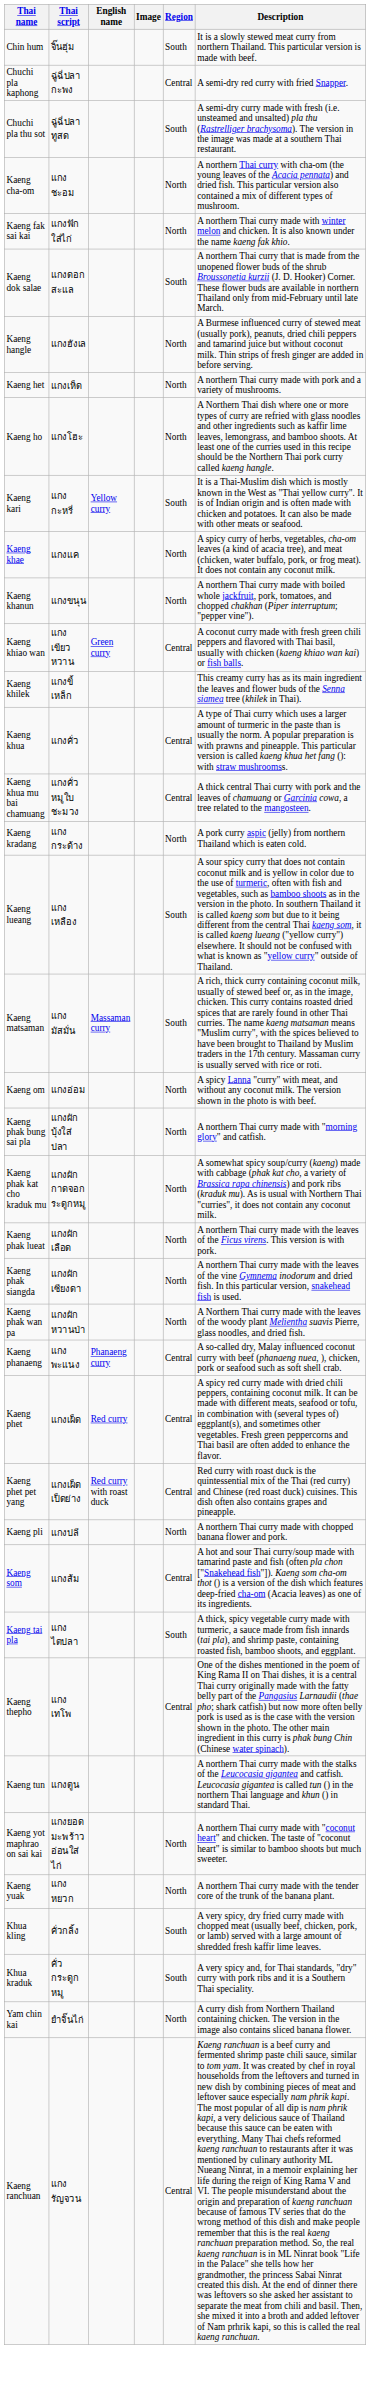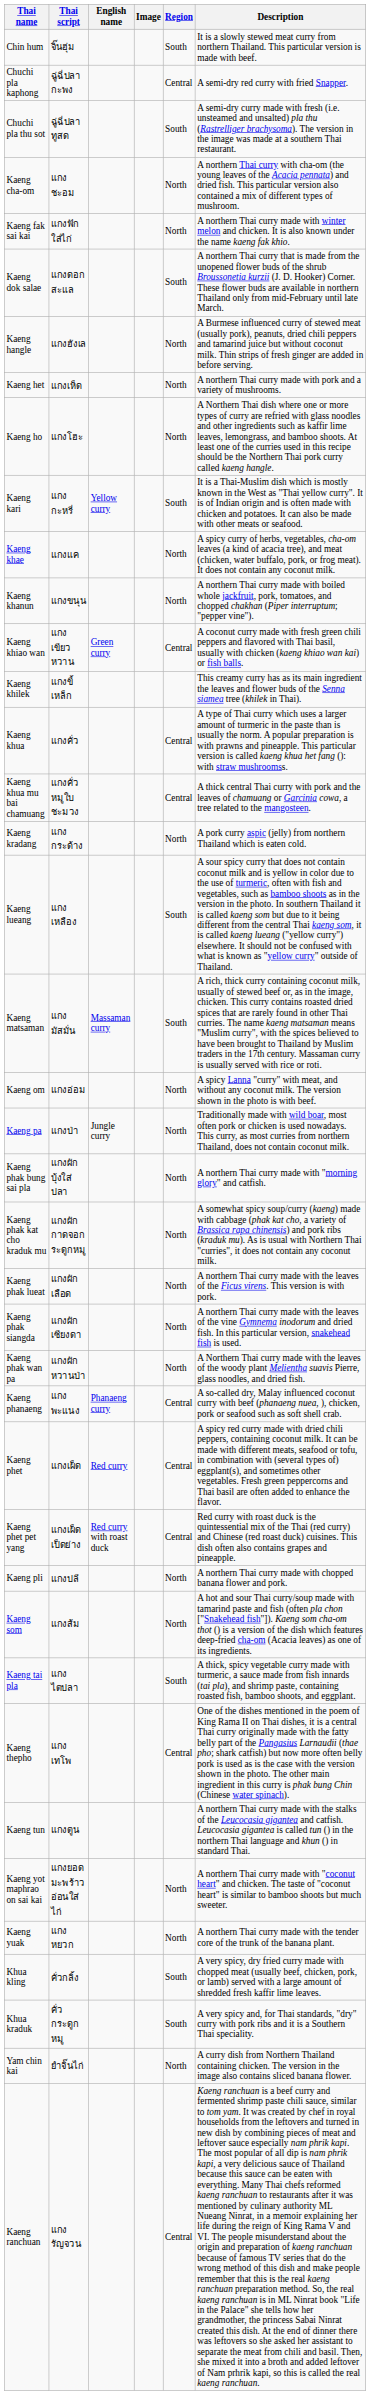+ row: (24, 1131)
(179, 1578) Central -> (176, 1624) North
